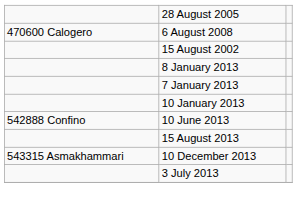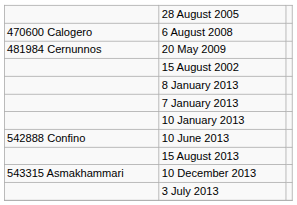+ row: (194, 50)
